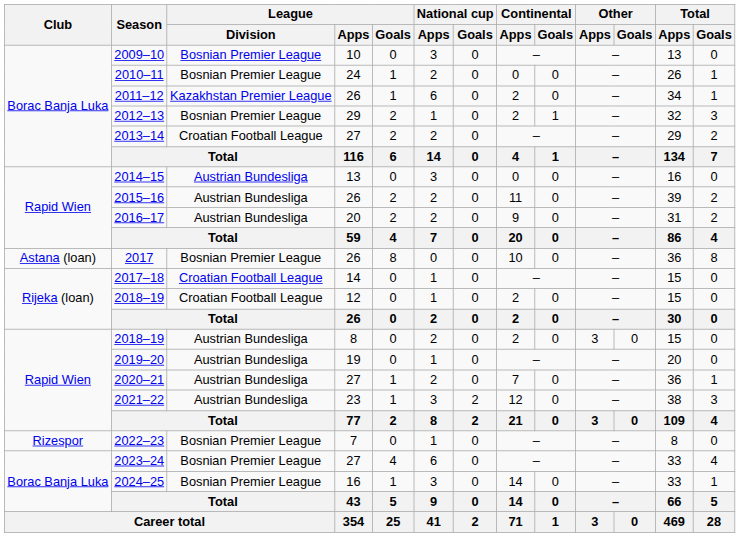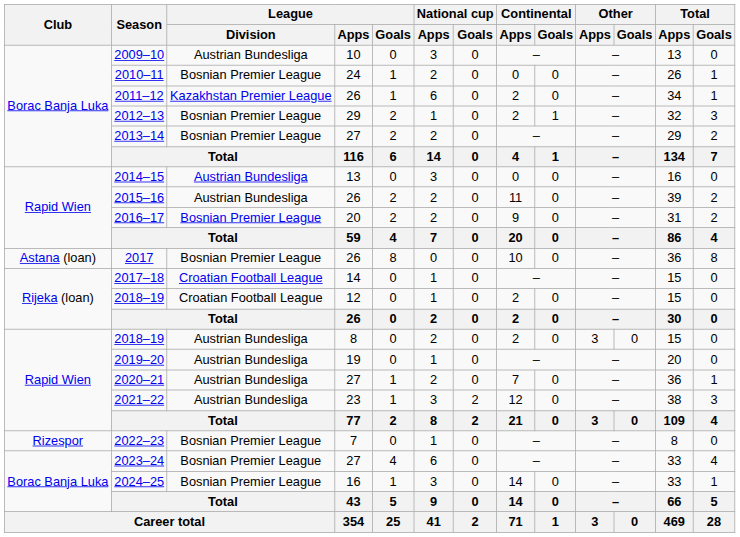(251, 55) Bosnian Premier League -> (251, 55) Austrian Bundesliga
(251, 136) Croatian Football League -> (251, 136) Bosnian Premier League
(251, 217) Austrian Bundesliga -> (251, 217) Bosnian Premier League
